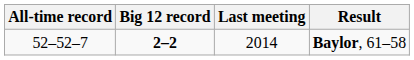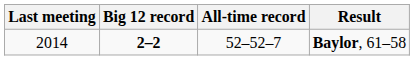columns swapped: (60, 17) <-> (262, 17)
